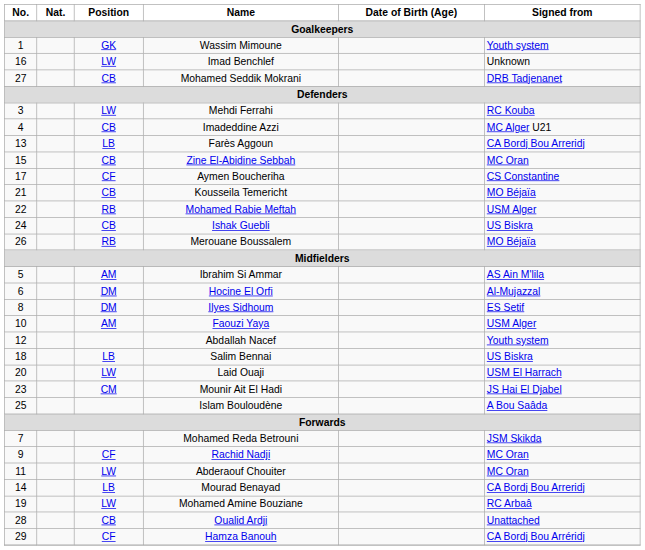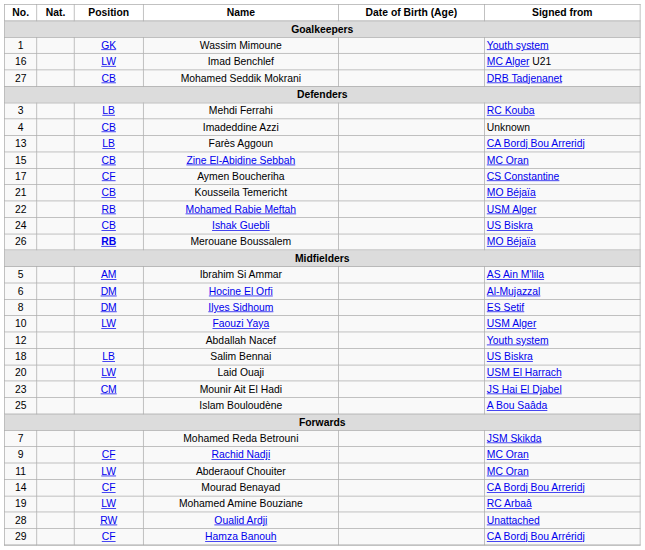(508, 62) Unknown -> (519, 62) MC Alger U21
(109, 111) LW -> (109, 111) LB
(519, 128) MC Alger U21 -> (508, 128) Unknown
(109, 242) normal -> (109, 242) bold
(109, 324) AM -> (109, 324) LW
(109, 488) LB -> (109, 488) CF
(109, 521) CB -> (109, 521) RW
